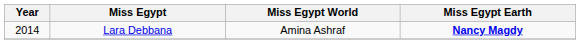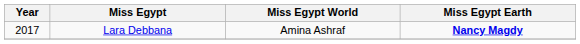(27, 30) 2014 -> (27, 30) 2017
